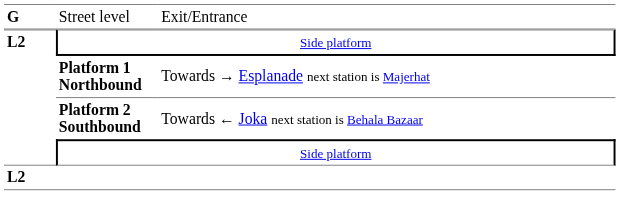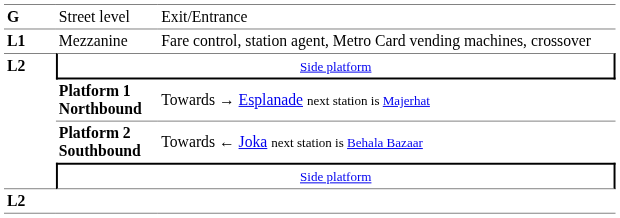+ row: (93, 41)
